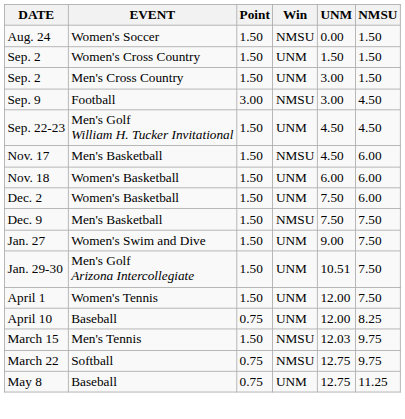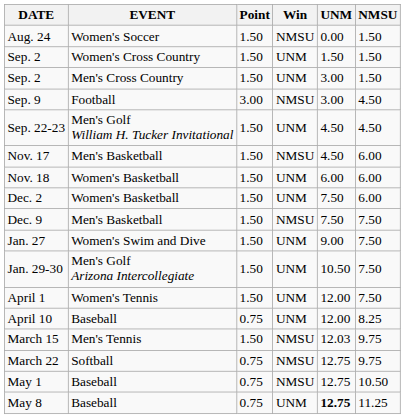(335, 269) 10.51 -> (335, 269) 10.50
+ row: (25, 381)
(335, 381) normal -> (335, 402) bold
